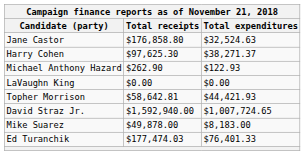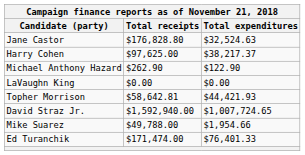(155, 40) $176,858.80 -> (155, 40) $176,828.80
(152, 54) $97,625.30 -> (152, 54) $97,625.00
(230, 54) $38,271.37 -> (230, 54) $38,217.37
(222, 68) $122.93 -> (222, 68) $122.90
(152, 125) $49,878.00 -> (152, 125) $49,788.00
(227, 125) $8,183.00 -> (227, 125) $1,954.66
(155, 139) $177,474.03 -> (155, 139) $171,474.00
